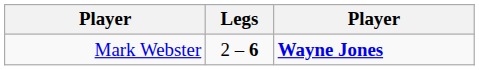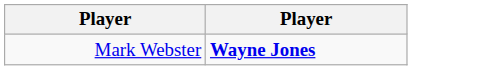- column: (239, 19)
